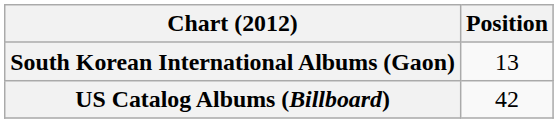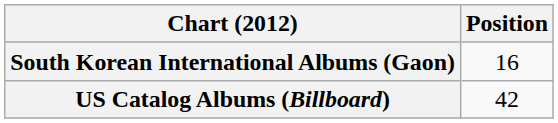(507, 61) 13 -> (507, 61) 16
